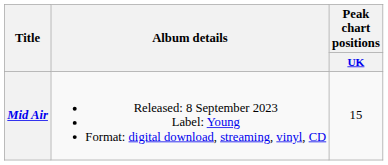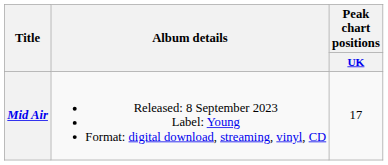(356, 115) 15 -> (356, 115) 17
